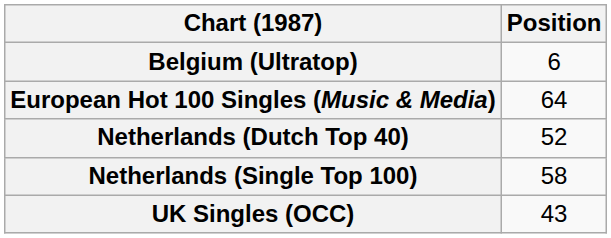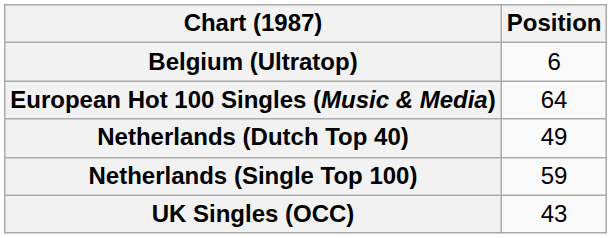(554, 137) 52 -> (554, 137) 49
(554, 175) 58 -> (554, 175) 59
